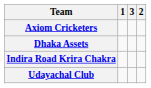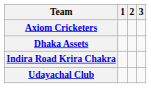columns swapped: (141, 11) <-> (132, 11)
